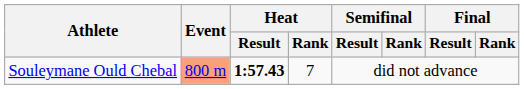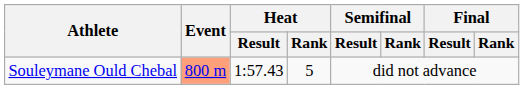(259, 71) bold -> (259, 71) normal
(310, 71) 7 -> (309, 71) 5
